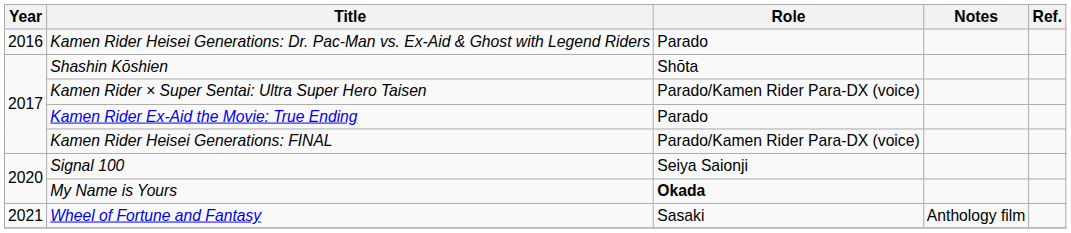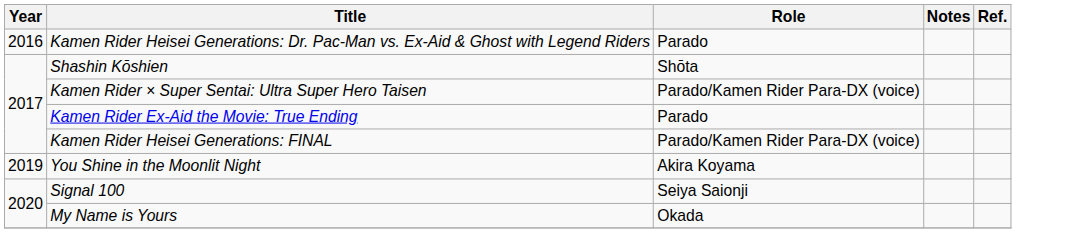+ row: (155, 166)
(681, 191) bold -> (680, 215) normal
- row: (156, 215)
